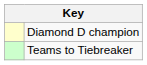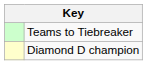rows swapped: (83, 32) <-> (80, 50)
